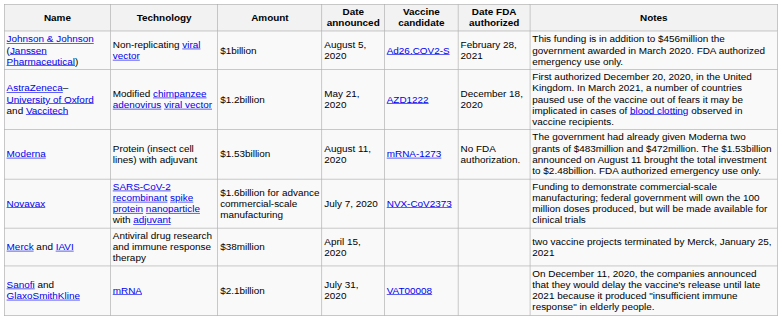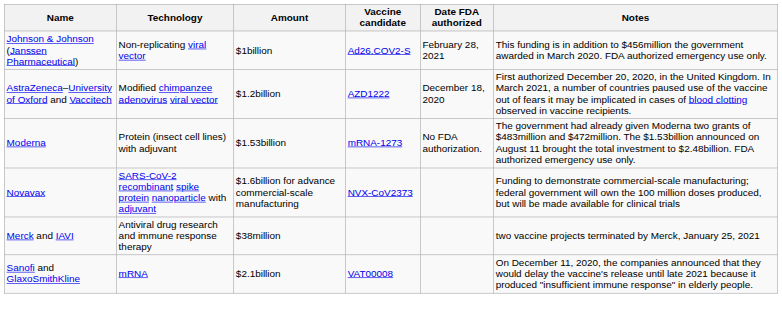- column: (353, 17)
